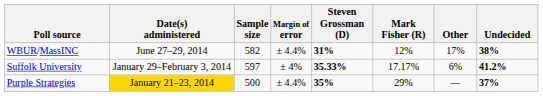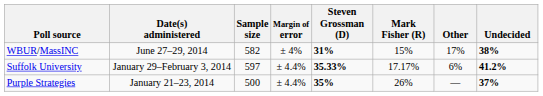(291, 51) ± 4.4% -> (291, 51) ± 4%
(403, 51) 12% -> (403, 51) 15%
(291, 67) ± 4% -> (291, 67) ± 4.4%
(172, 83) gold background -> (172, 83) no background
(403, 83) 29% -> (403, 83) 26%
